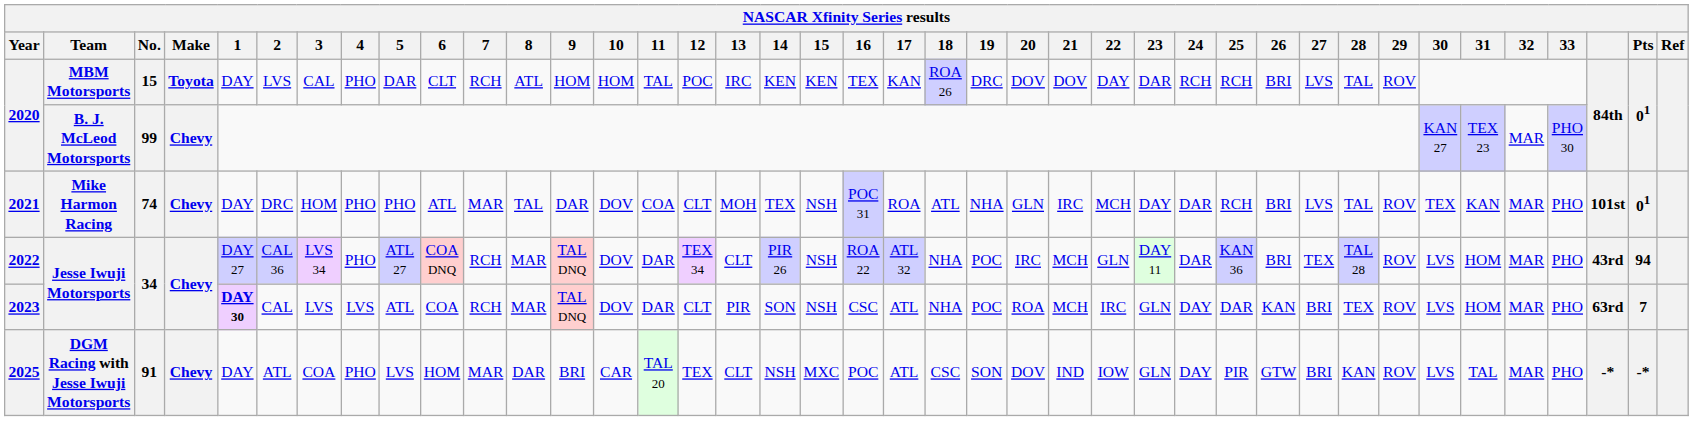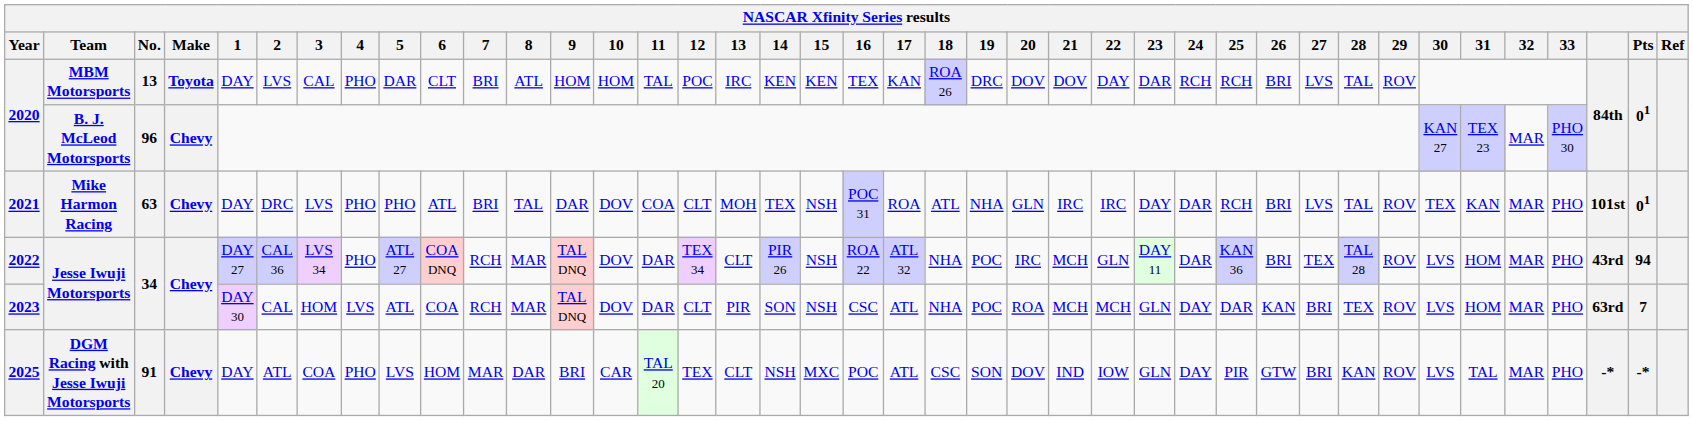(149, 81) 15 -> (149, 81) 13
(486, 81) RCH -> (486, 81) BRI
(149, 138) 99 -> (149, 138) 96
(149, 204) 74 -> (149, 204) 63
(319, 204) HOM -> (319, 204) LVS
(486, 204) MAR -> (486, 204) BRI
(1113, 204) MCH -> (1113, 204) IRC
(237, 306) bold -> (237, 306) normal
(319, 306) LVS -> (319, 306) HOM
(1113, 306) IRC -> (1113, 306) MCH
